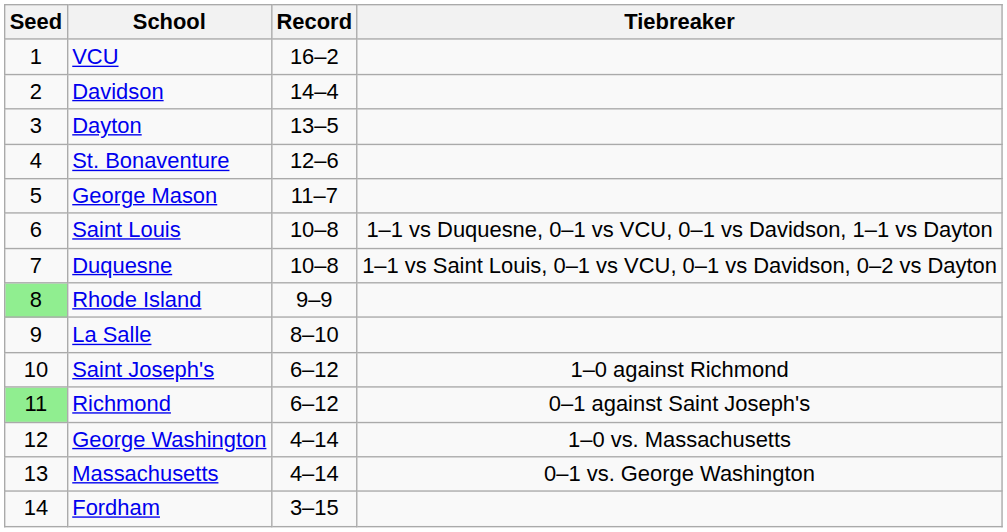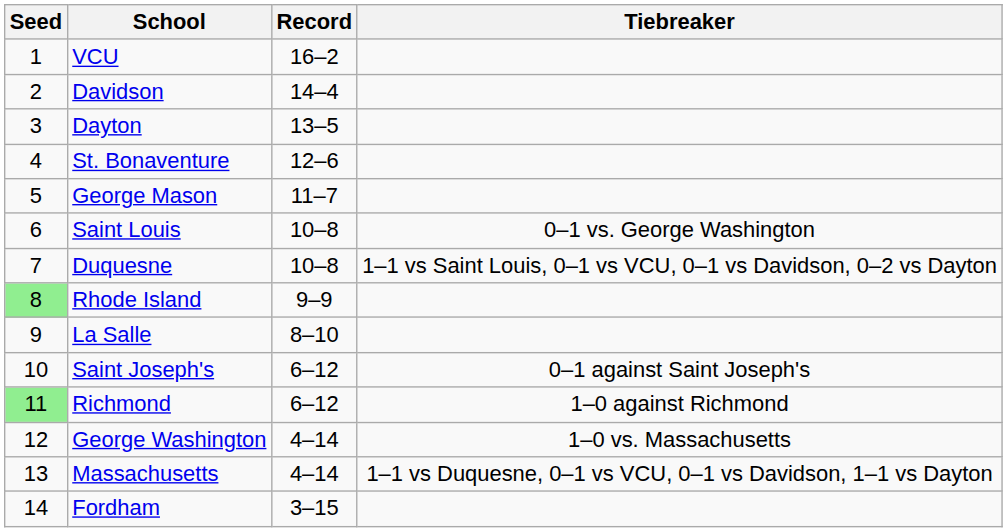(680, 230) 1–1 vs Duquesne, 0–1 vs VCU, 0–1 vs Davidson, 1–1 vs Dayton -> (680, 230) 0–1 vs. George Washington
(680, 369) 1–0 against Richmond -> (680, 369) 0–1 against Saint Joseph's
(680, 404) 0–1 against Saint Joseph's -> (680, 404) 1–0 against Richmond
(680, 473) 0–1 vs. George Washington -> (680, 473) 1–1 vs Duquesne, 0–1 vs VCU, 0–1 vs Davidson, 1–1 vs Dayton
